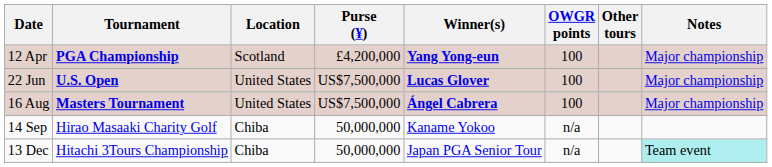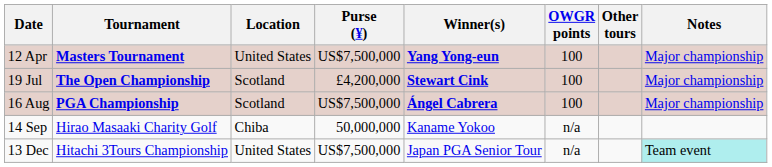(117, 56) PGA Championship -> (120, 56) Masters Tournament
(260, 56) Scotland -> (273, 56) United States
(368, 56) £4,200,000 -> (359, 56) US$7,500,000
- row: (27, 80)
+ row: (25, 80)
(120, 104) Masters Tournament -> (117, 104) PGA Championship
(273, 104) United States -> (260, 104) Scotland
(252, 151) Chiba -> (273, 151) United States
(368, 151) 50,000,000 -> (359, 151) US$7,500,000
